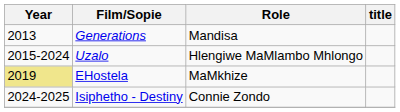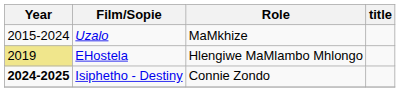- row: (111, 35)
(276, 55) Hlengiwe MaMlambo Mhlongo -> (218, 35) MaMkhize
(218, 76) MaMkhize -> (276, 55) Hlengiwe MaMlambo Mhlongo
(38, 96) normal -> (38, 76) bold
